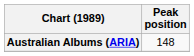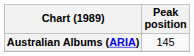(166, 42) 148 -> (166, 42) 145
